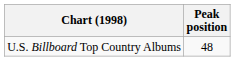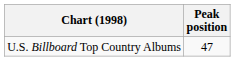(207, 46) 48 -> (207, 46) 47
